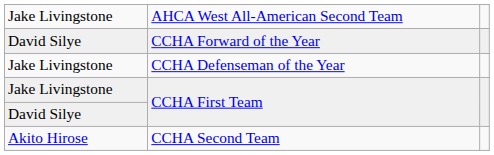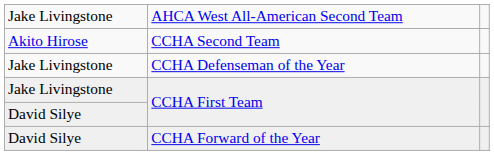rows swapped: (44, 41) <-> (48, 138)
